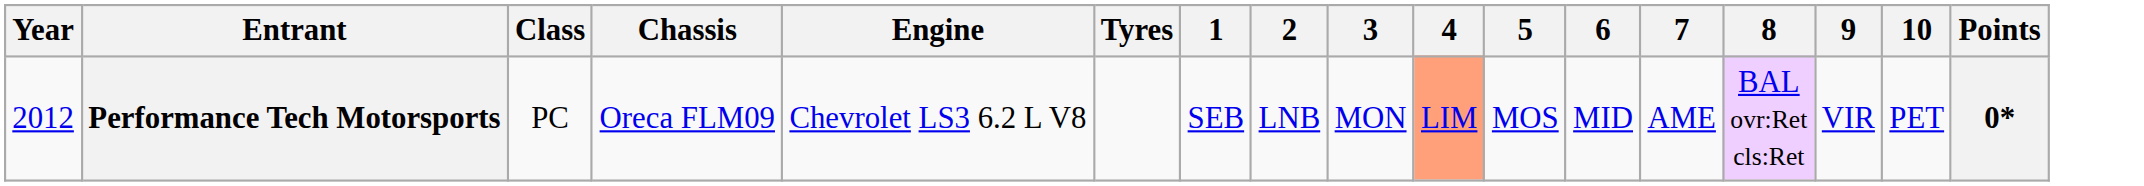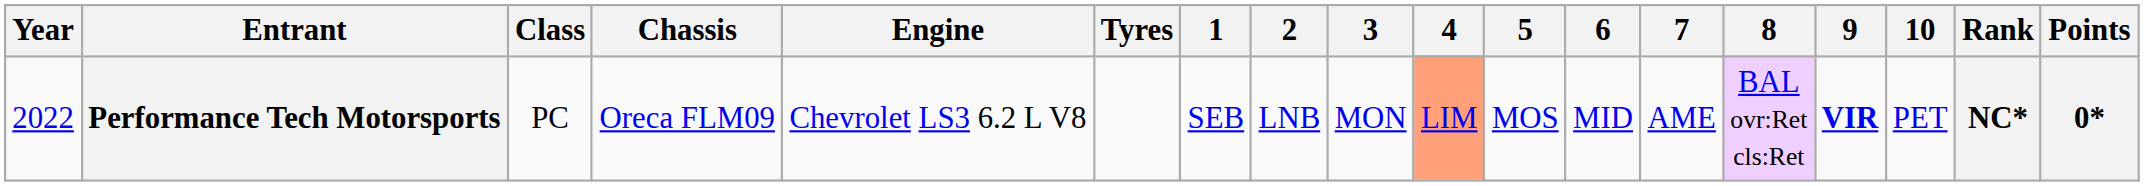+ column: (1998, 30)
(43, 117) 2012 -> (43, 117) 2022
(1848, 117) normal -> (1850, 117) bold
